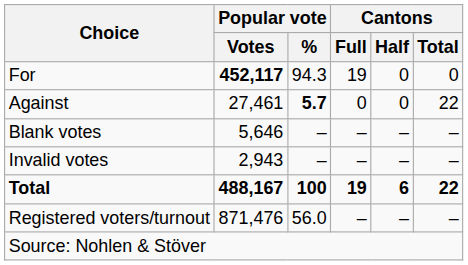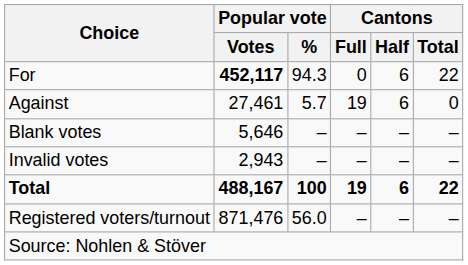(357, 75) 19 -> (362, 75) 0
(404, 75) 0 -> (404, 75) 6
(454, 75) 0 -> (449, 75) 22
(314, 103) bold -> (314, 103) normal
(362, 103) 0 -> (357, 103) 19
(404, 103) 0 -> (404, 103) 6
(449, 103) 22 -> (454, 103) 0
